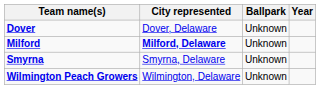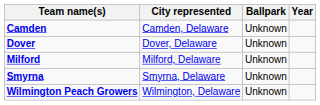+ row: (27, 28)
(184, 44) bold -> (181, 60) normal
